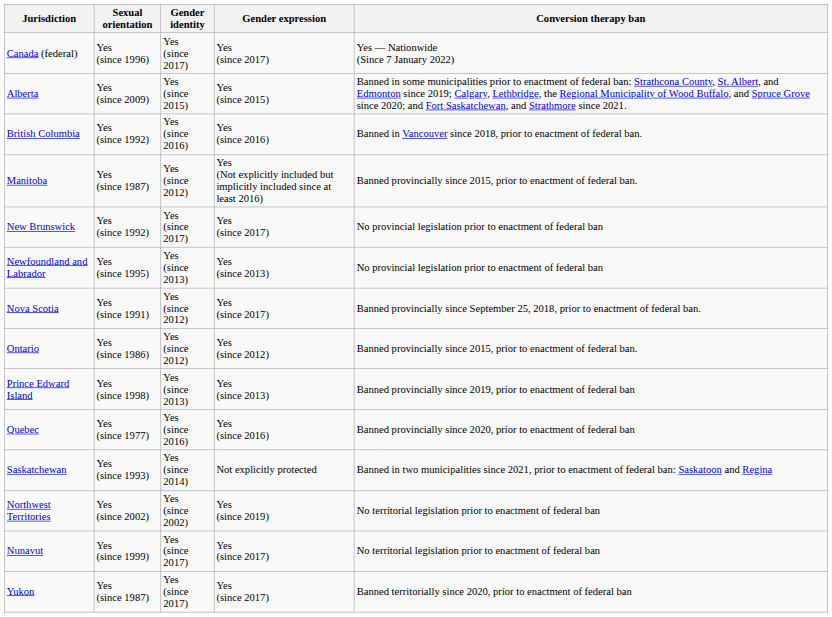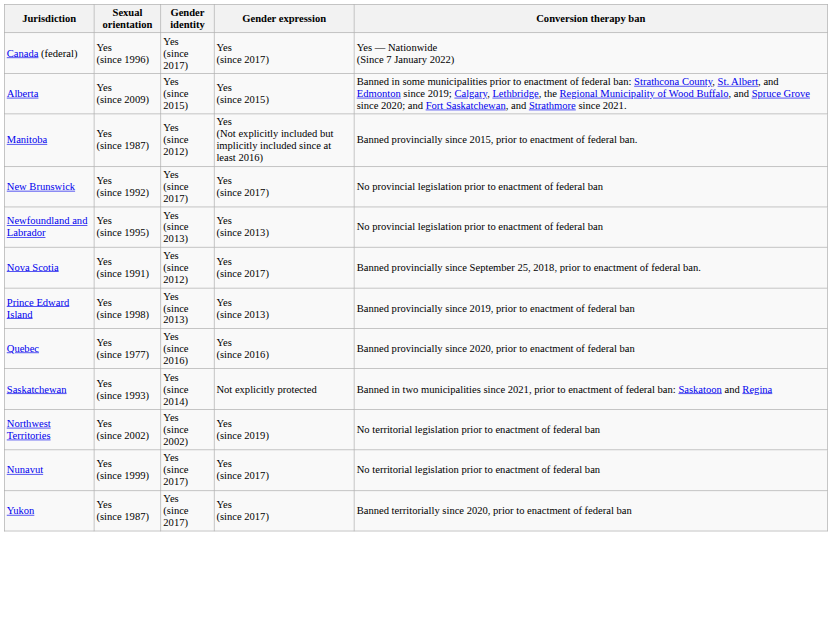- row: (43, 134)
- row: (23, 348)
